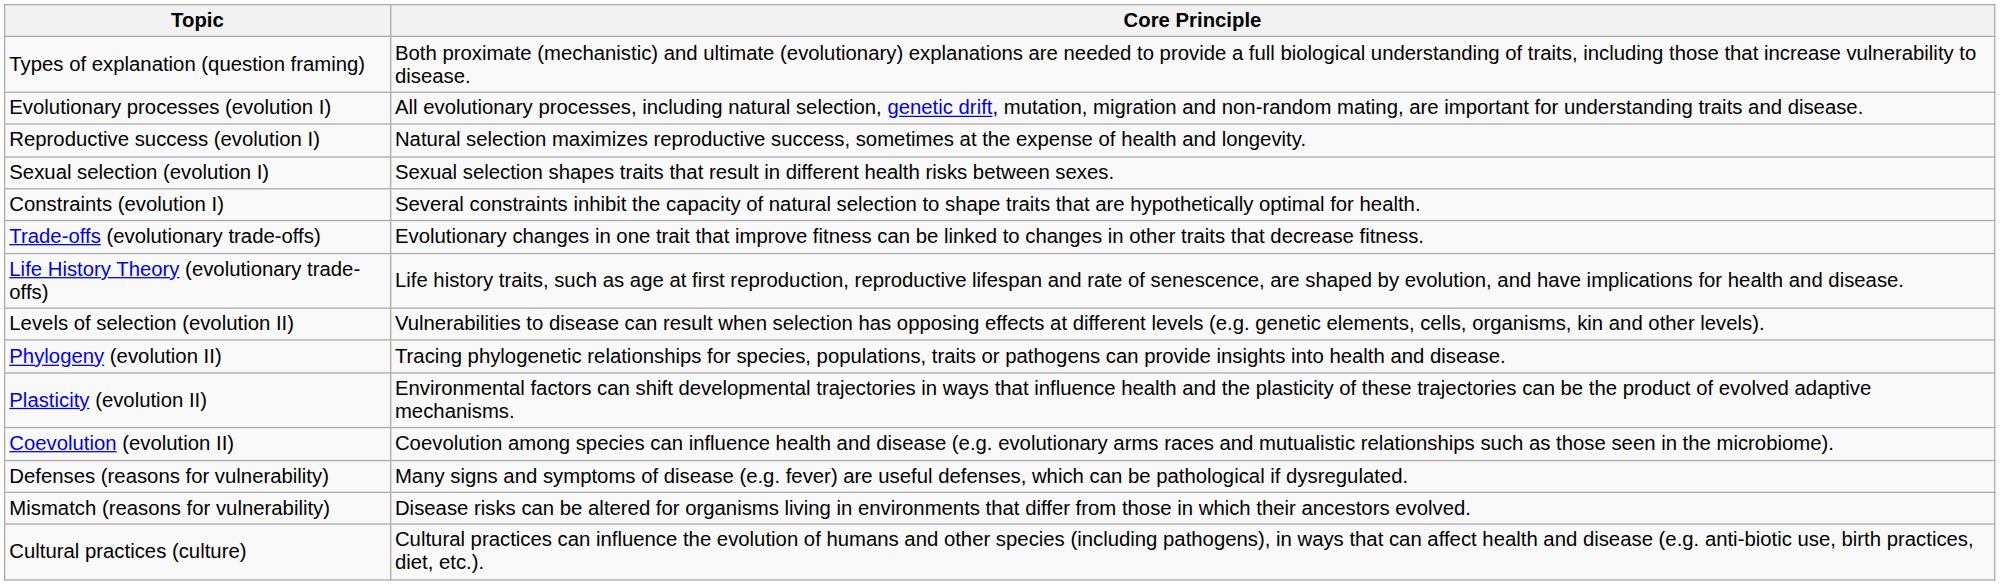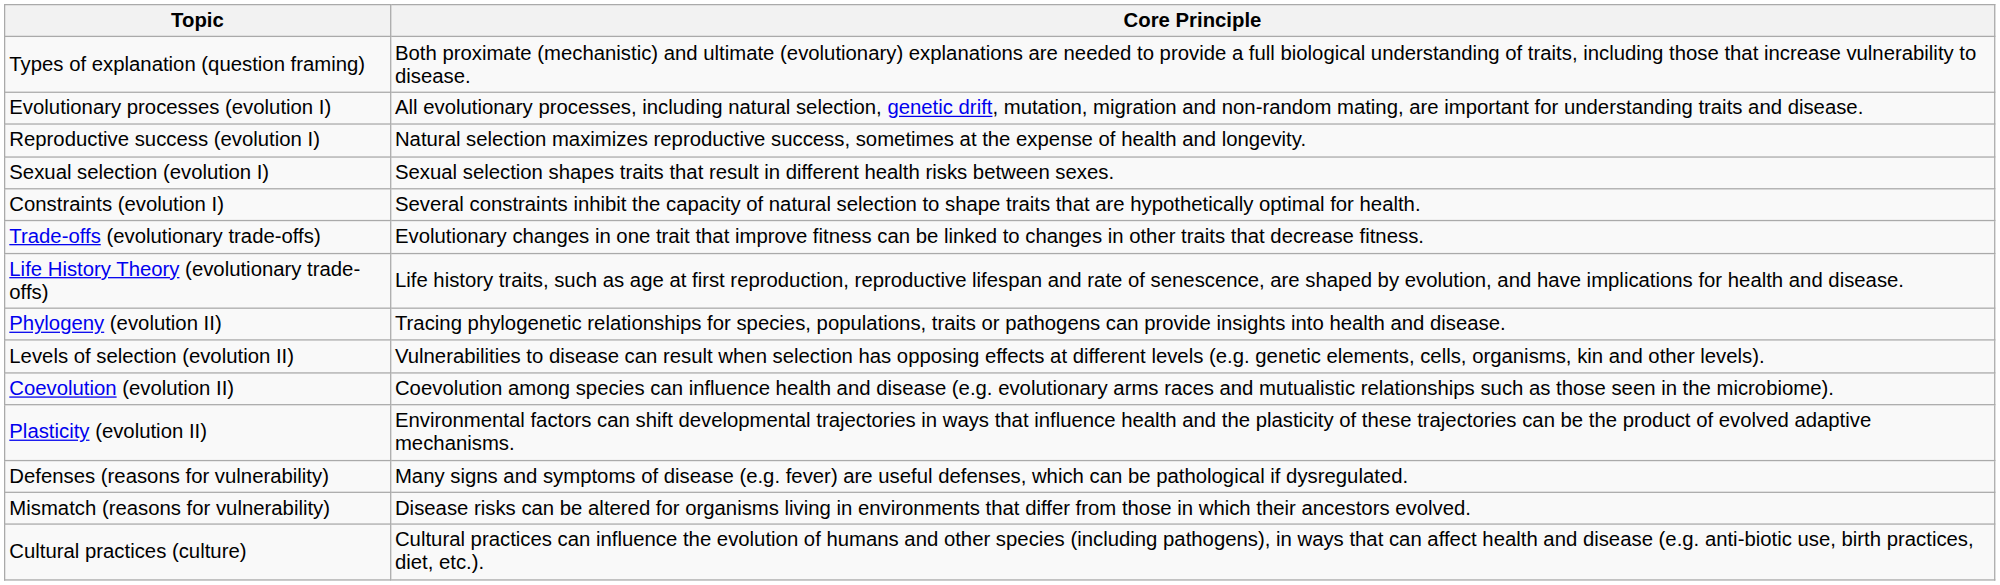rows swapped: (152, 324) <-> (115, 356)
rows swapped: (122, 443) <-> (108, 400)
